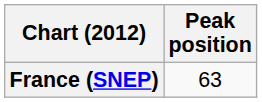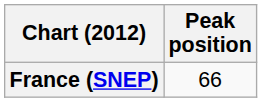(210, 79) 63 -> (210, 79) 66
